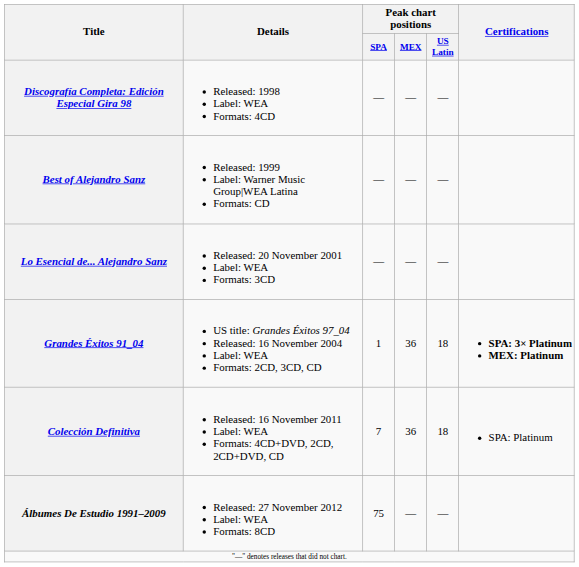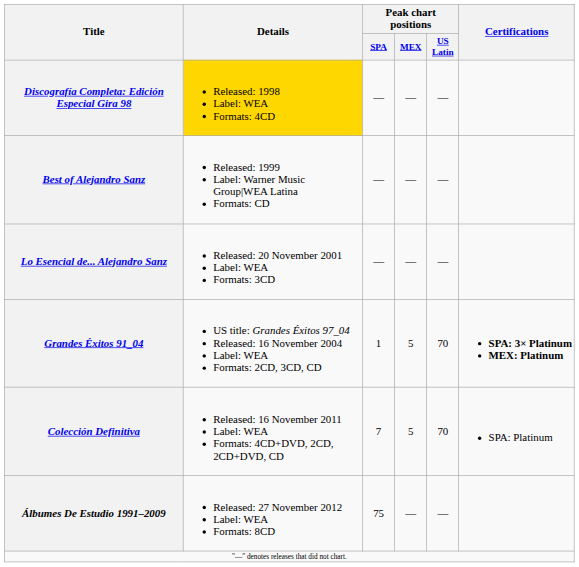(273, 104) no background -> (273, 104) gold background
(411, 343) 36 -> (411, 343) 5
(443, 343) 18 -> (443, 343) 70
(411, 431) 36 -> (411, 431) 5
(443, 431) 18 -> (443, 431) 70
